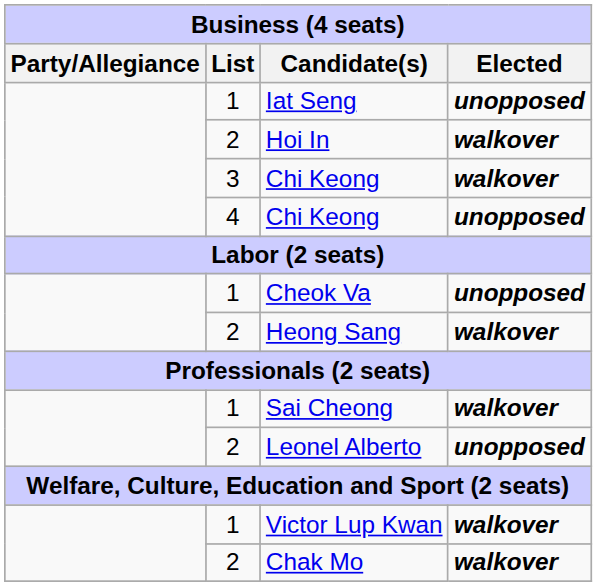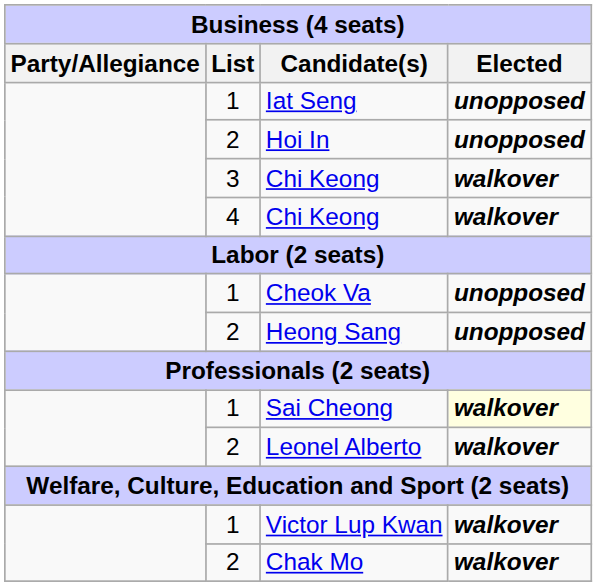(506, 140) walkover -> (519, 140) unopposed
(519, 217) unopposed -> (506, 217) walkover
(506, 332) walkover -> (519, 332) unopposed
(506, 409) no background -> (506, 409) lightyellow background
(519, 447) unopposed -> (506, 447) walkover
